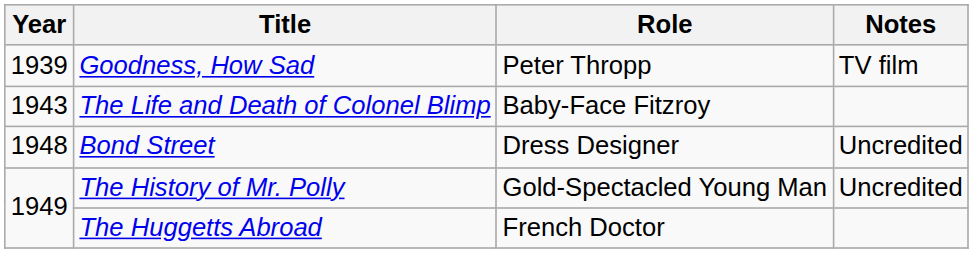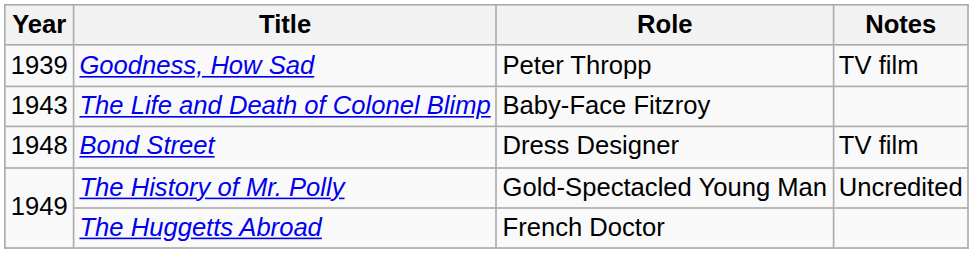(901, 146) Uncredited -> (879, 146) TV film
